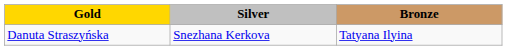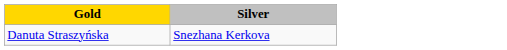- column: (419, 14)
